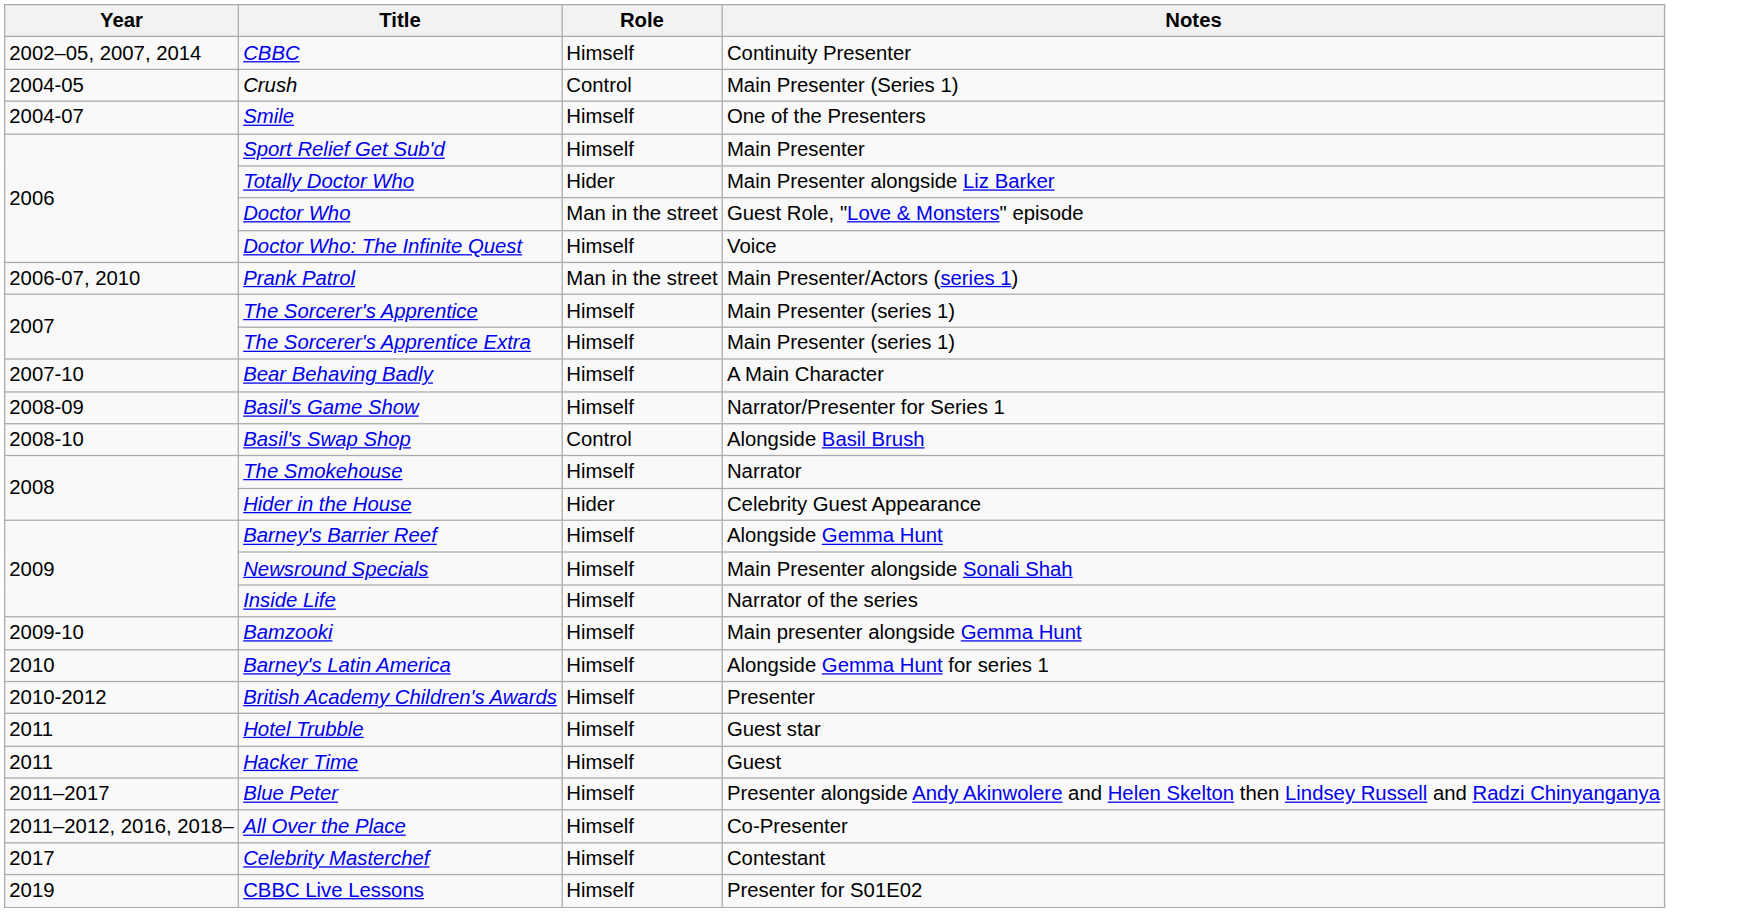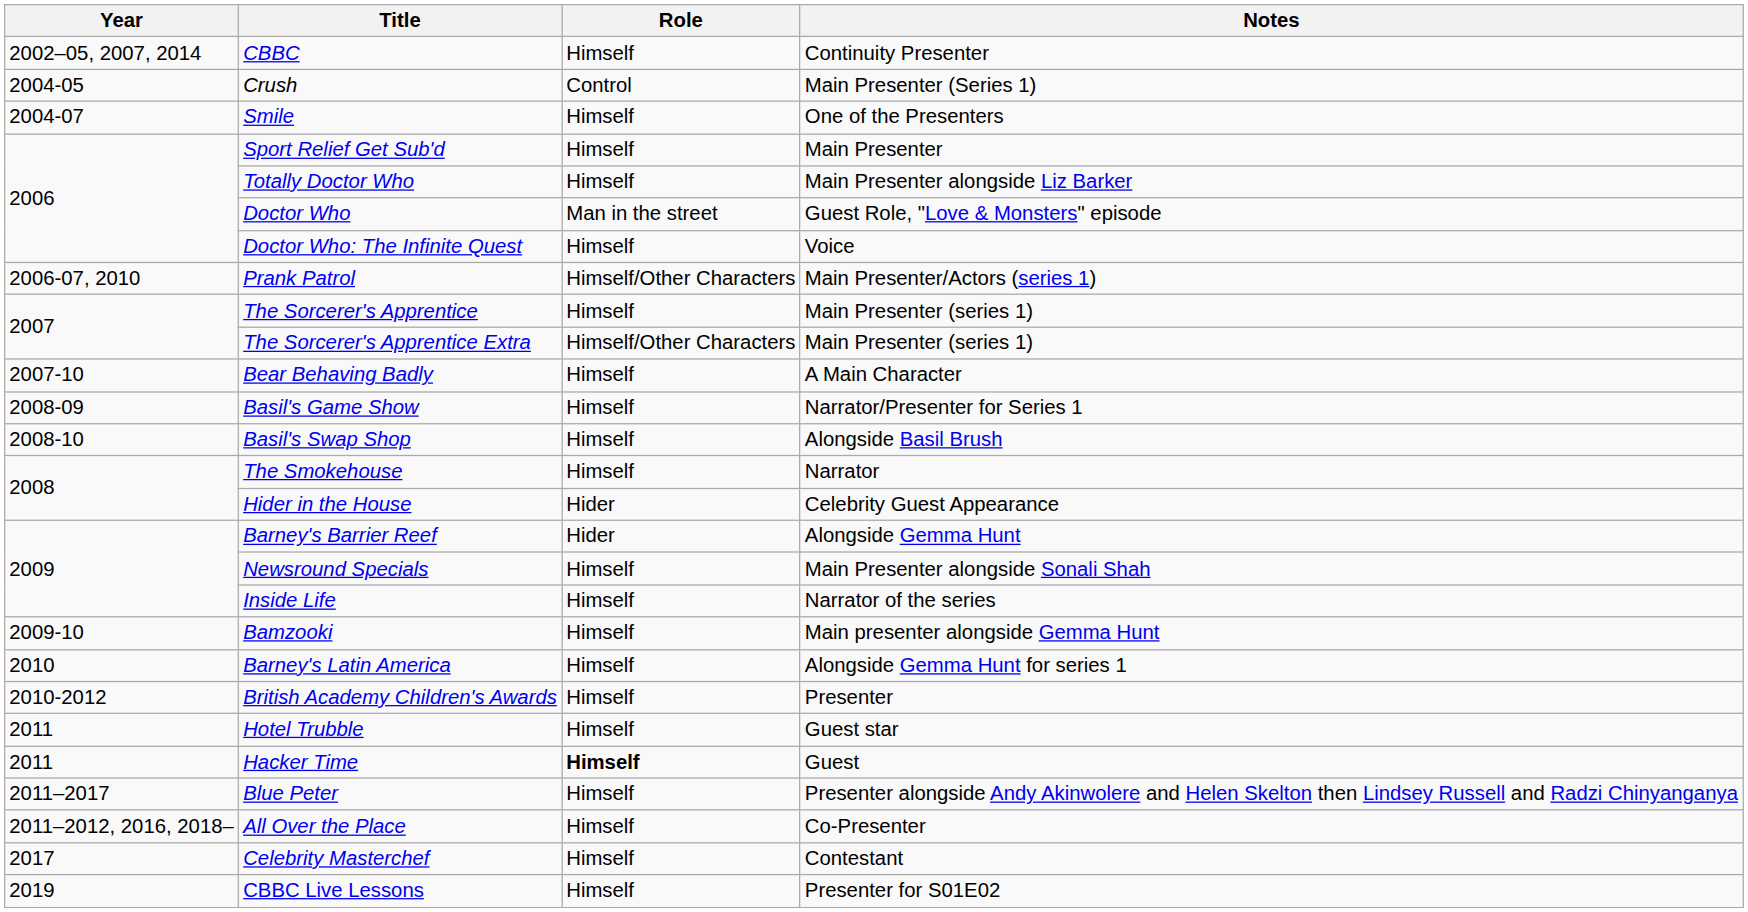(591, 181) Hider -> (600, 181) Himself
(642, 278) Man in the street -> (681, 278) Himself/Other Characters
(600, 342) Himself -> (681, 342) Himself/Other Characters
(599, 439) Control -> (600, 439) Himself
(600, 536) Himself -> (591, 536) Hider
(600, 761) normal -> (603, 761) bold
